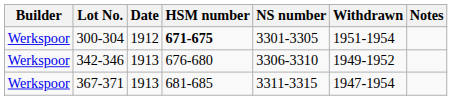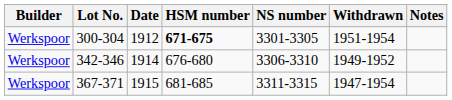(145, 60) 1913 -> (145, 60) 1914
(145, 83) 1913 -> (145, 83) 1915
